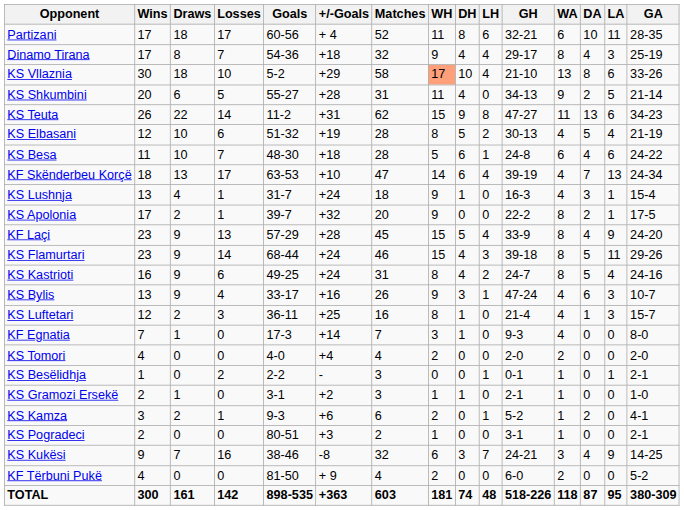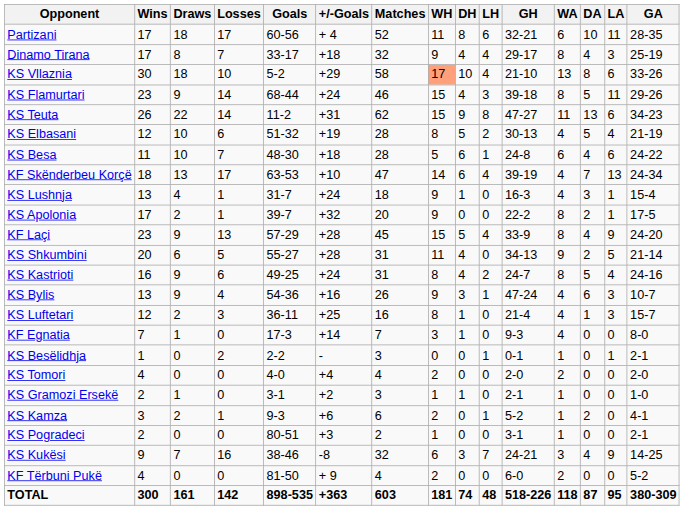(283, 54) 54-36 -> (283, 54) 33-17
rows swapped: (46, 255) <-> (47, 94)
(283, 295) 33-17 -> (283, 295) 54-36
rows swapped: (47, 375) <-> (36, 355)
